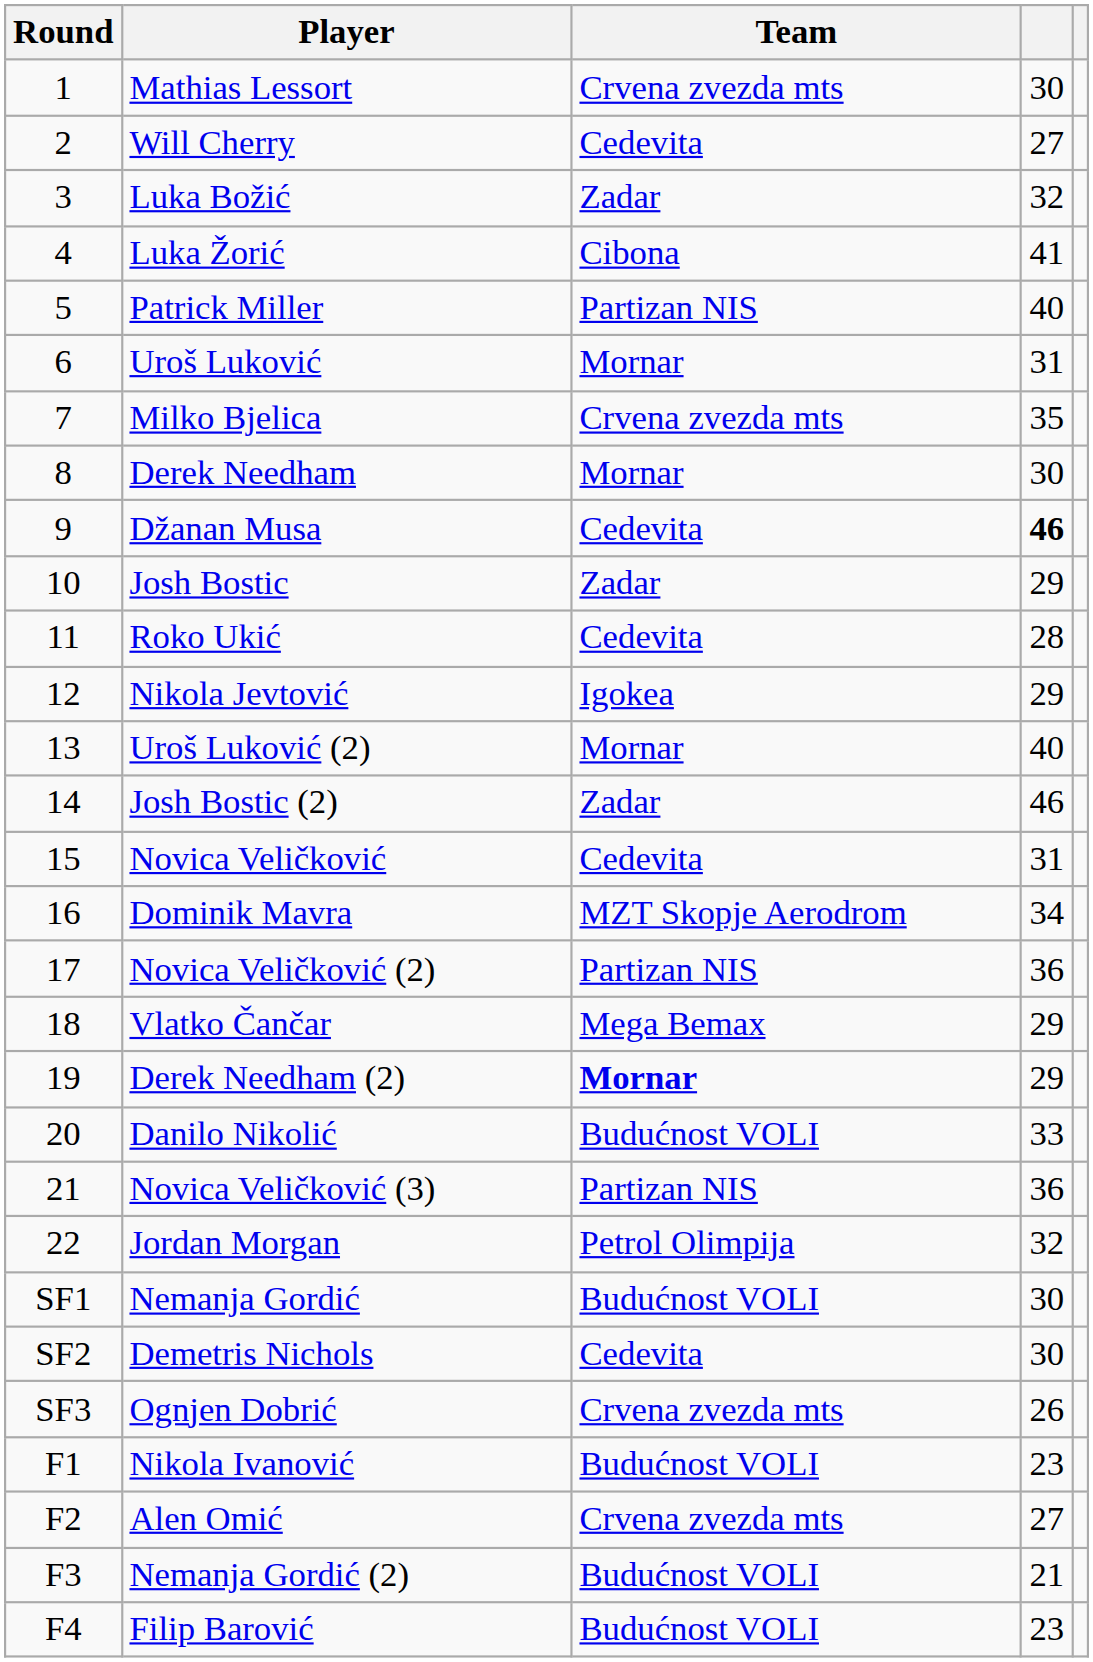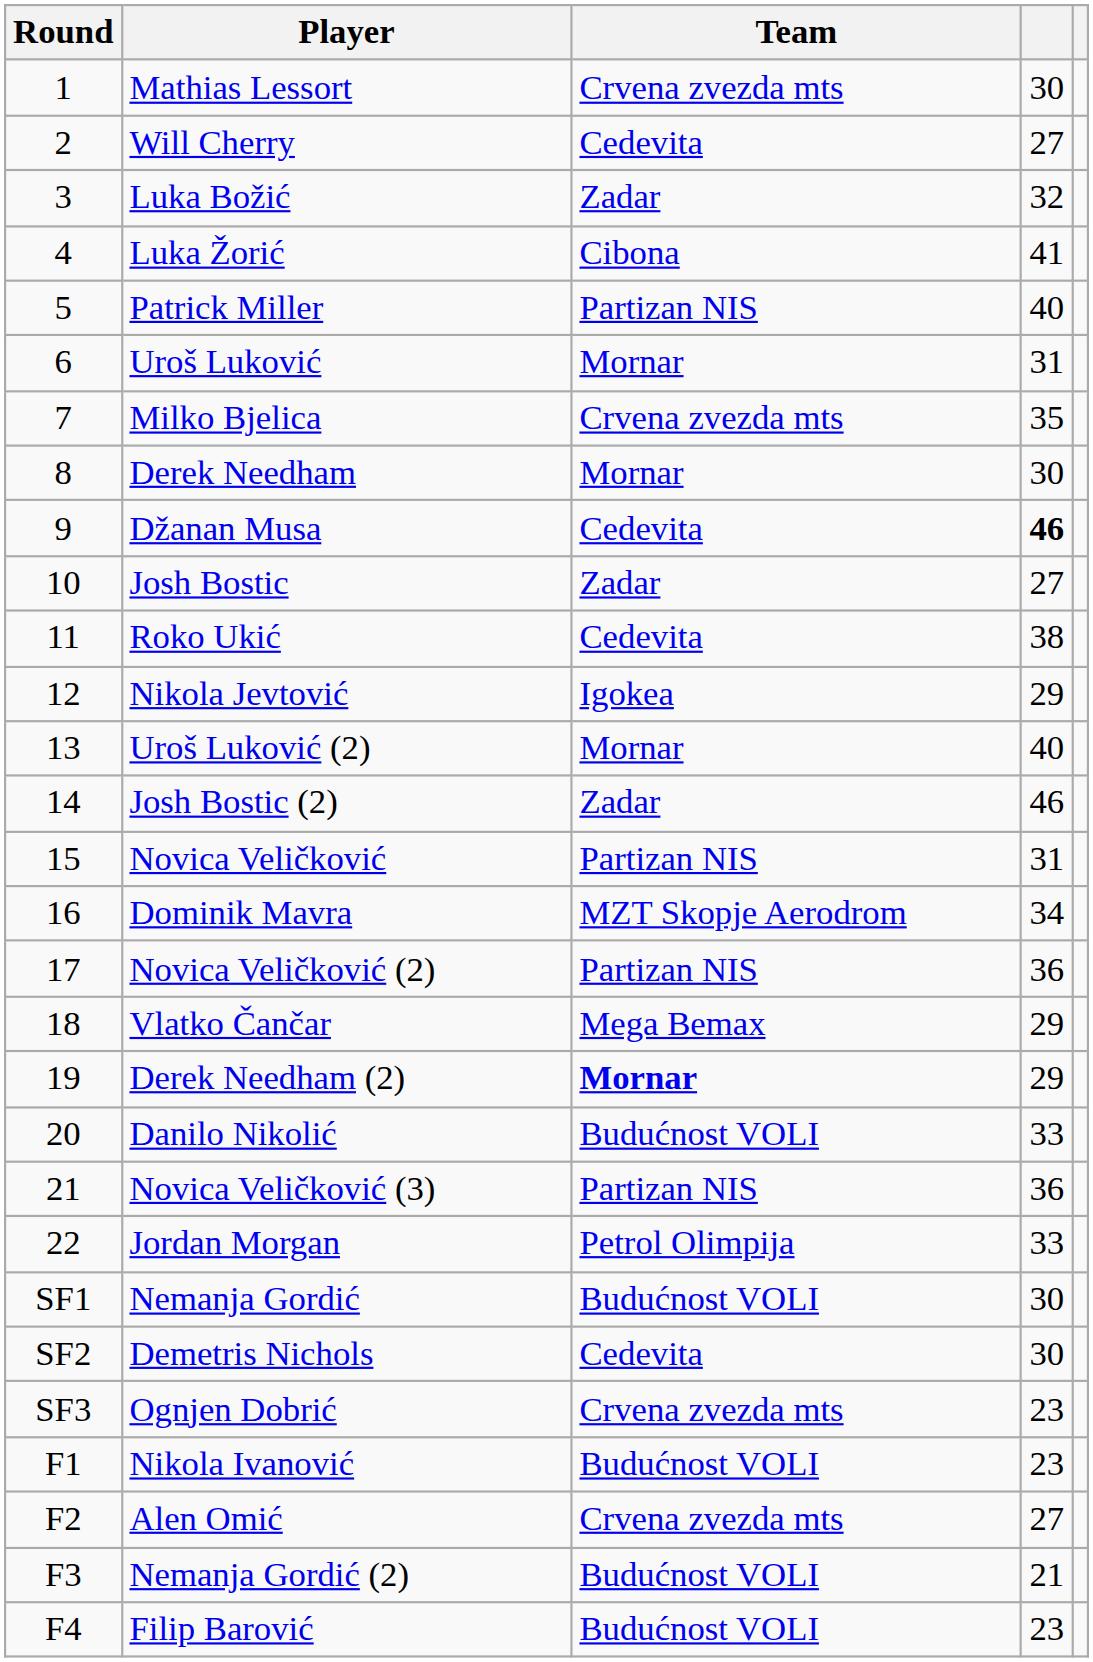(1047, 582) 29 -> (1047, 582) 27
(1047, 637) 28 -> (1047, 637) 38
(641, 857) Cedevita -> (669, 857) Partizan NIS
(1047, 1243) 32 -> (1047, 1243) 33
(1047, 1408) 26 -> (1047, 1408) 23
